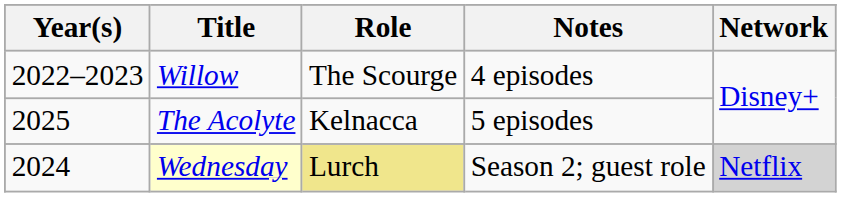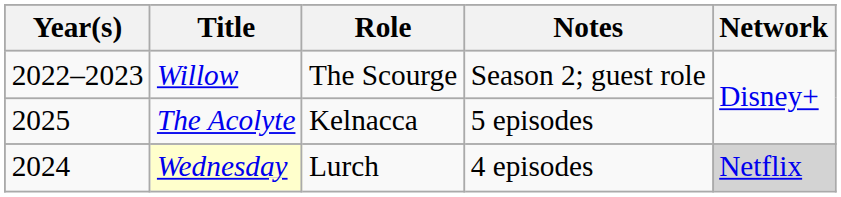(532, 74) 4 episodes -> (588, 74) Season 2; guest role
(344, 167) khaki background -> (344, 167) no background
(588, 167) Season 2; guest role -> (532, 167) 4 episodes
